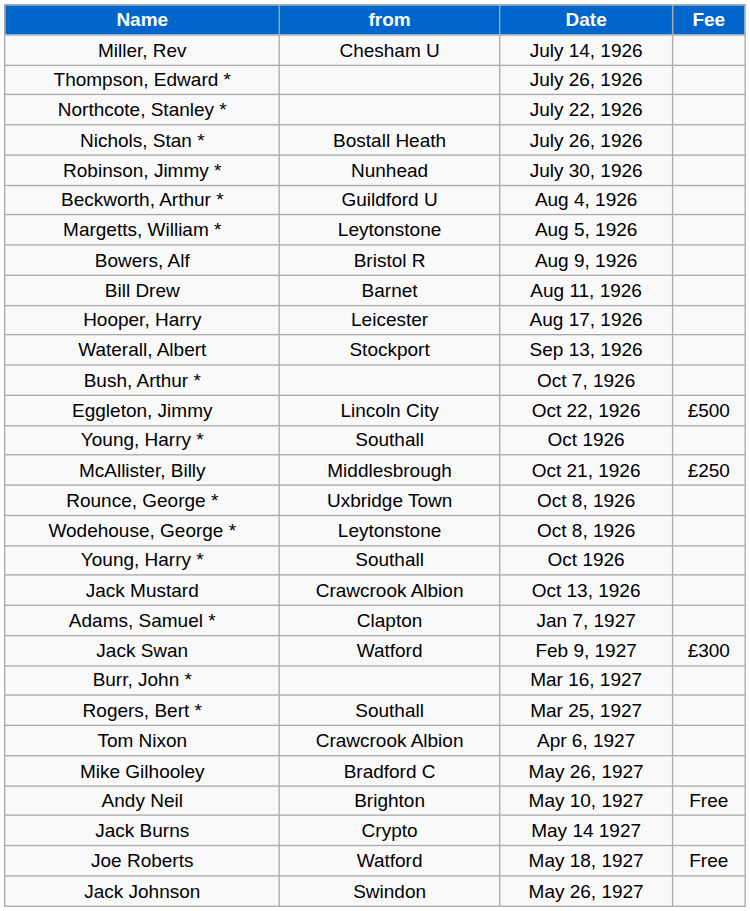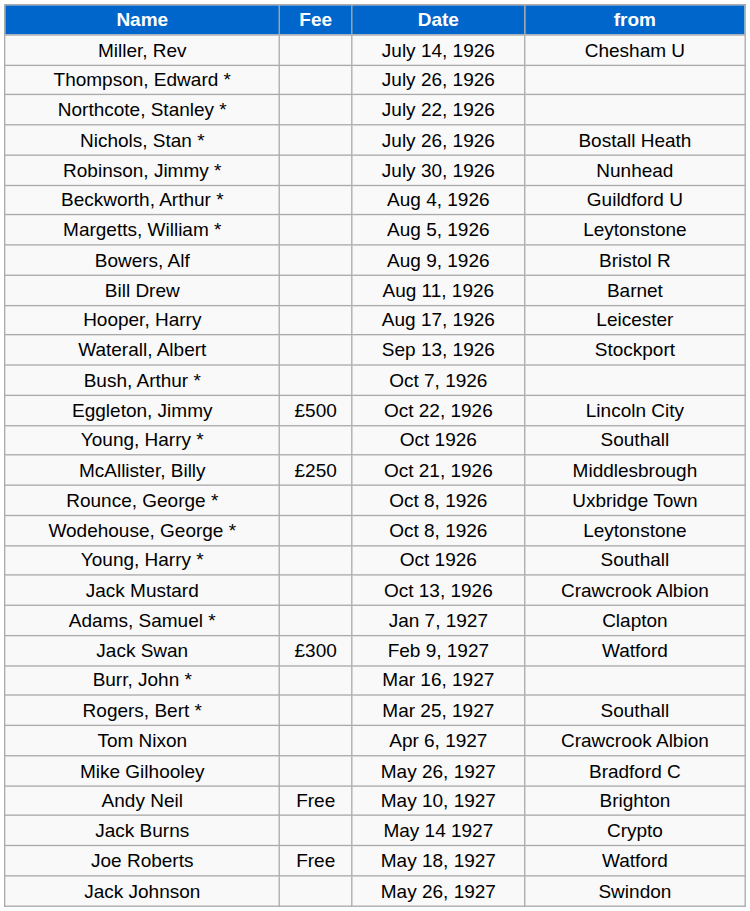columns swapped: (390, 20) <-> (709, 20)
